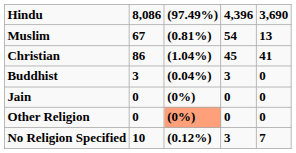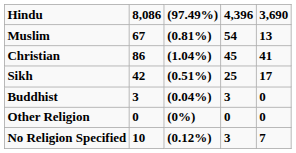+ row: (20, 76)
- row: (19, 96)
(181, 117) lightsalmon background -> (181, 117) no background
